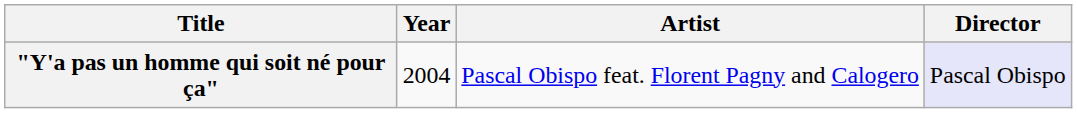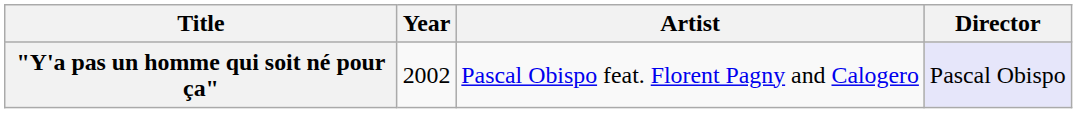(427, 74) 2004 -> (427, 74) 2002
